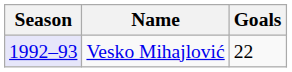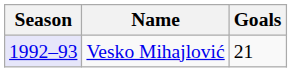(243, 50) 22 -> (243, 50) 21
